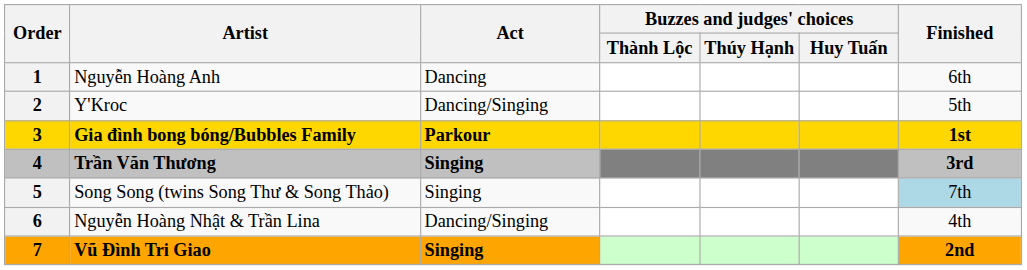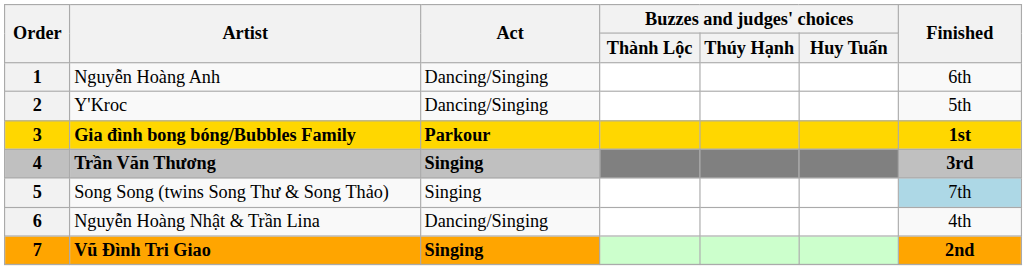(455, 76) Dancing -> (486, 76) Dancing/Singing
